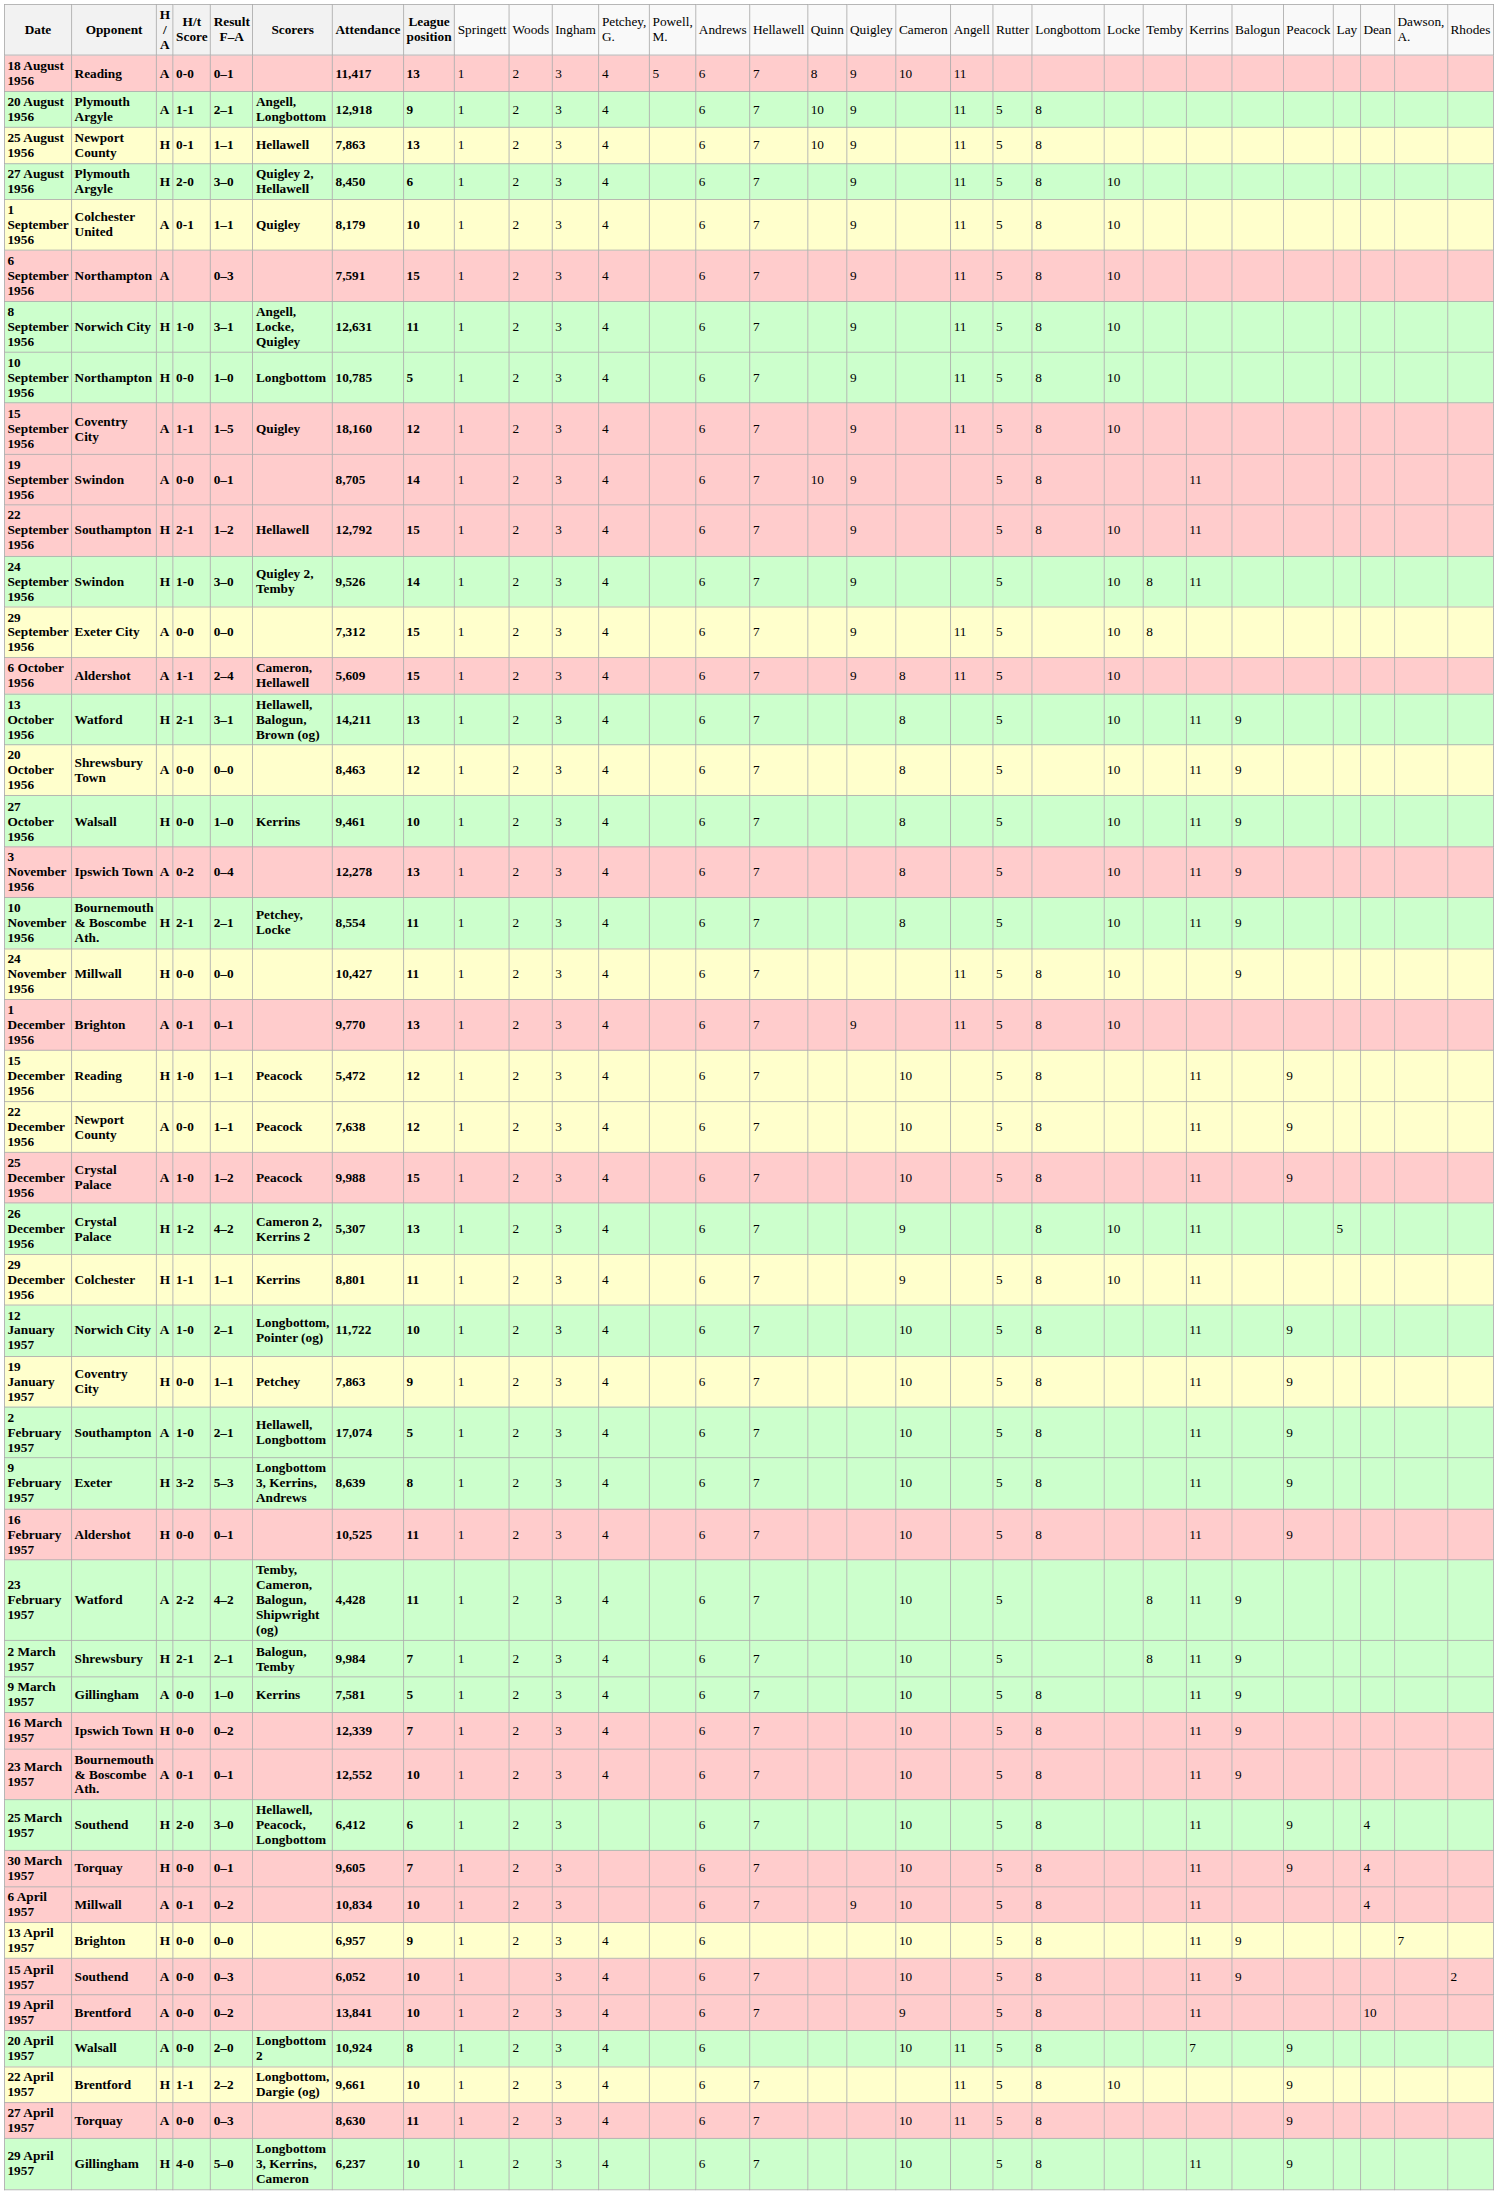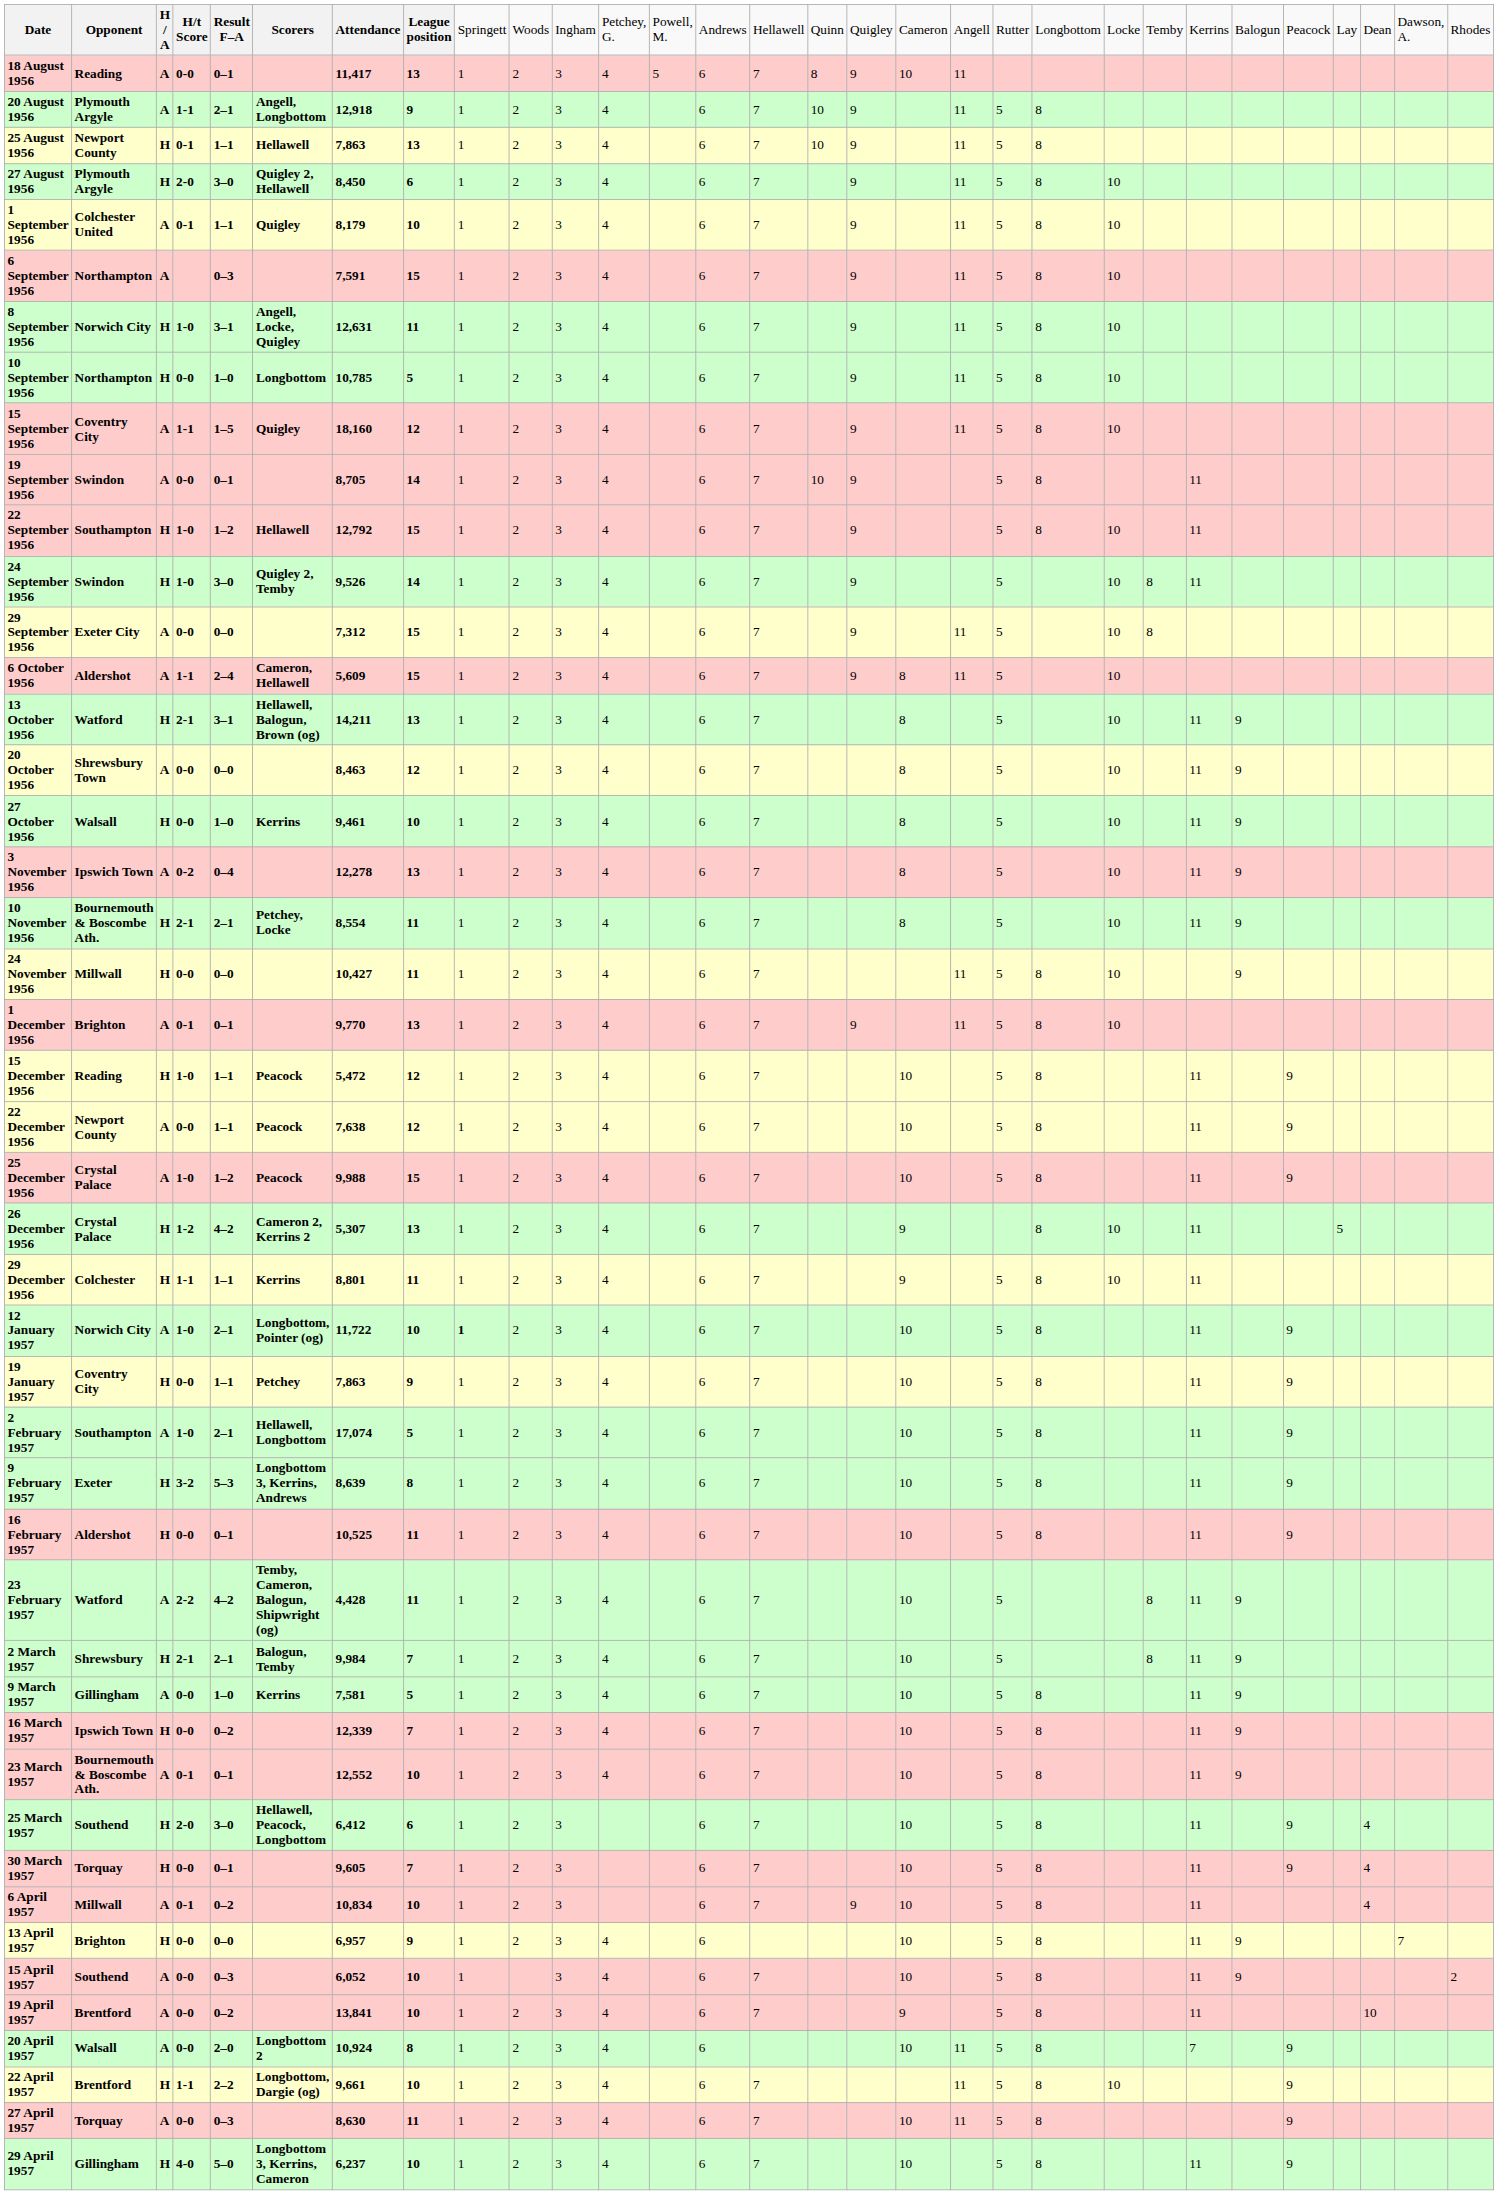(185, 530) 2-1 -> (185, 530) 1-0
(461, 1330) normal -> (461, 1330) bold
